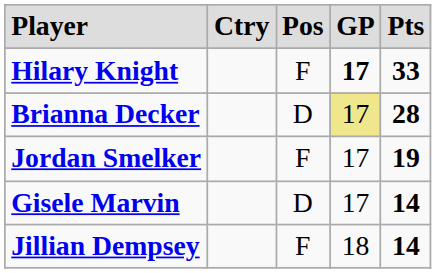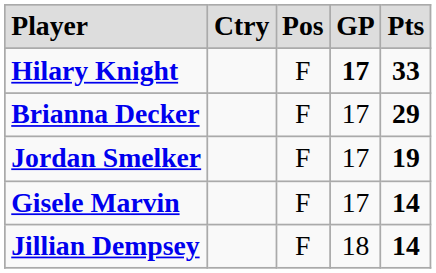(303, 114) D -> (303, 114) F
(356, 114) khaki background -> (356, 114) no background
(406, 114) 28 -> (406, 114) 29
(303, 202) D -> (303, 202) F
